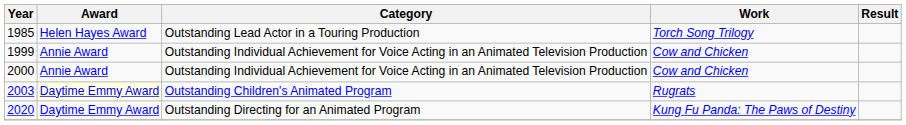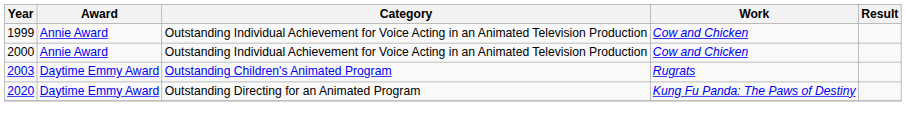- row: (21, 33)
(100, 91) lightyellow background -> (100, 71) no background
